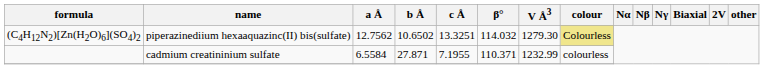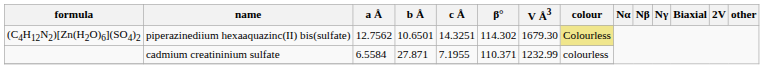(415, 35) 10.6502 -> (415, 35) 10.6501
(457, 35) 13.3251 -> (457, 35) 14.3251
(498, 35) 114.032 -> (498, 35) 114.302
(540, 35) 1279.30 -> (540, 35) 1679.30
